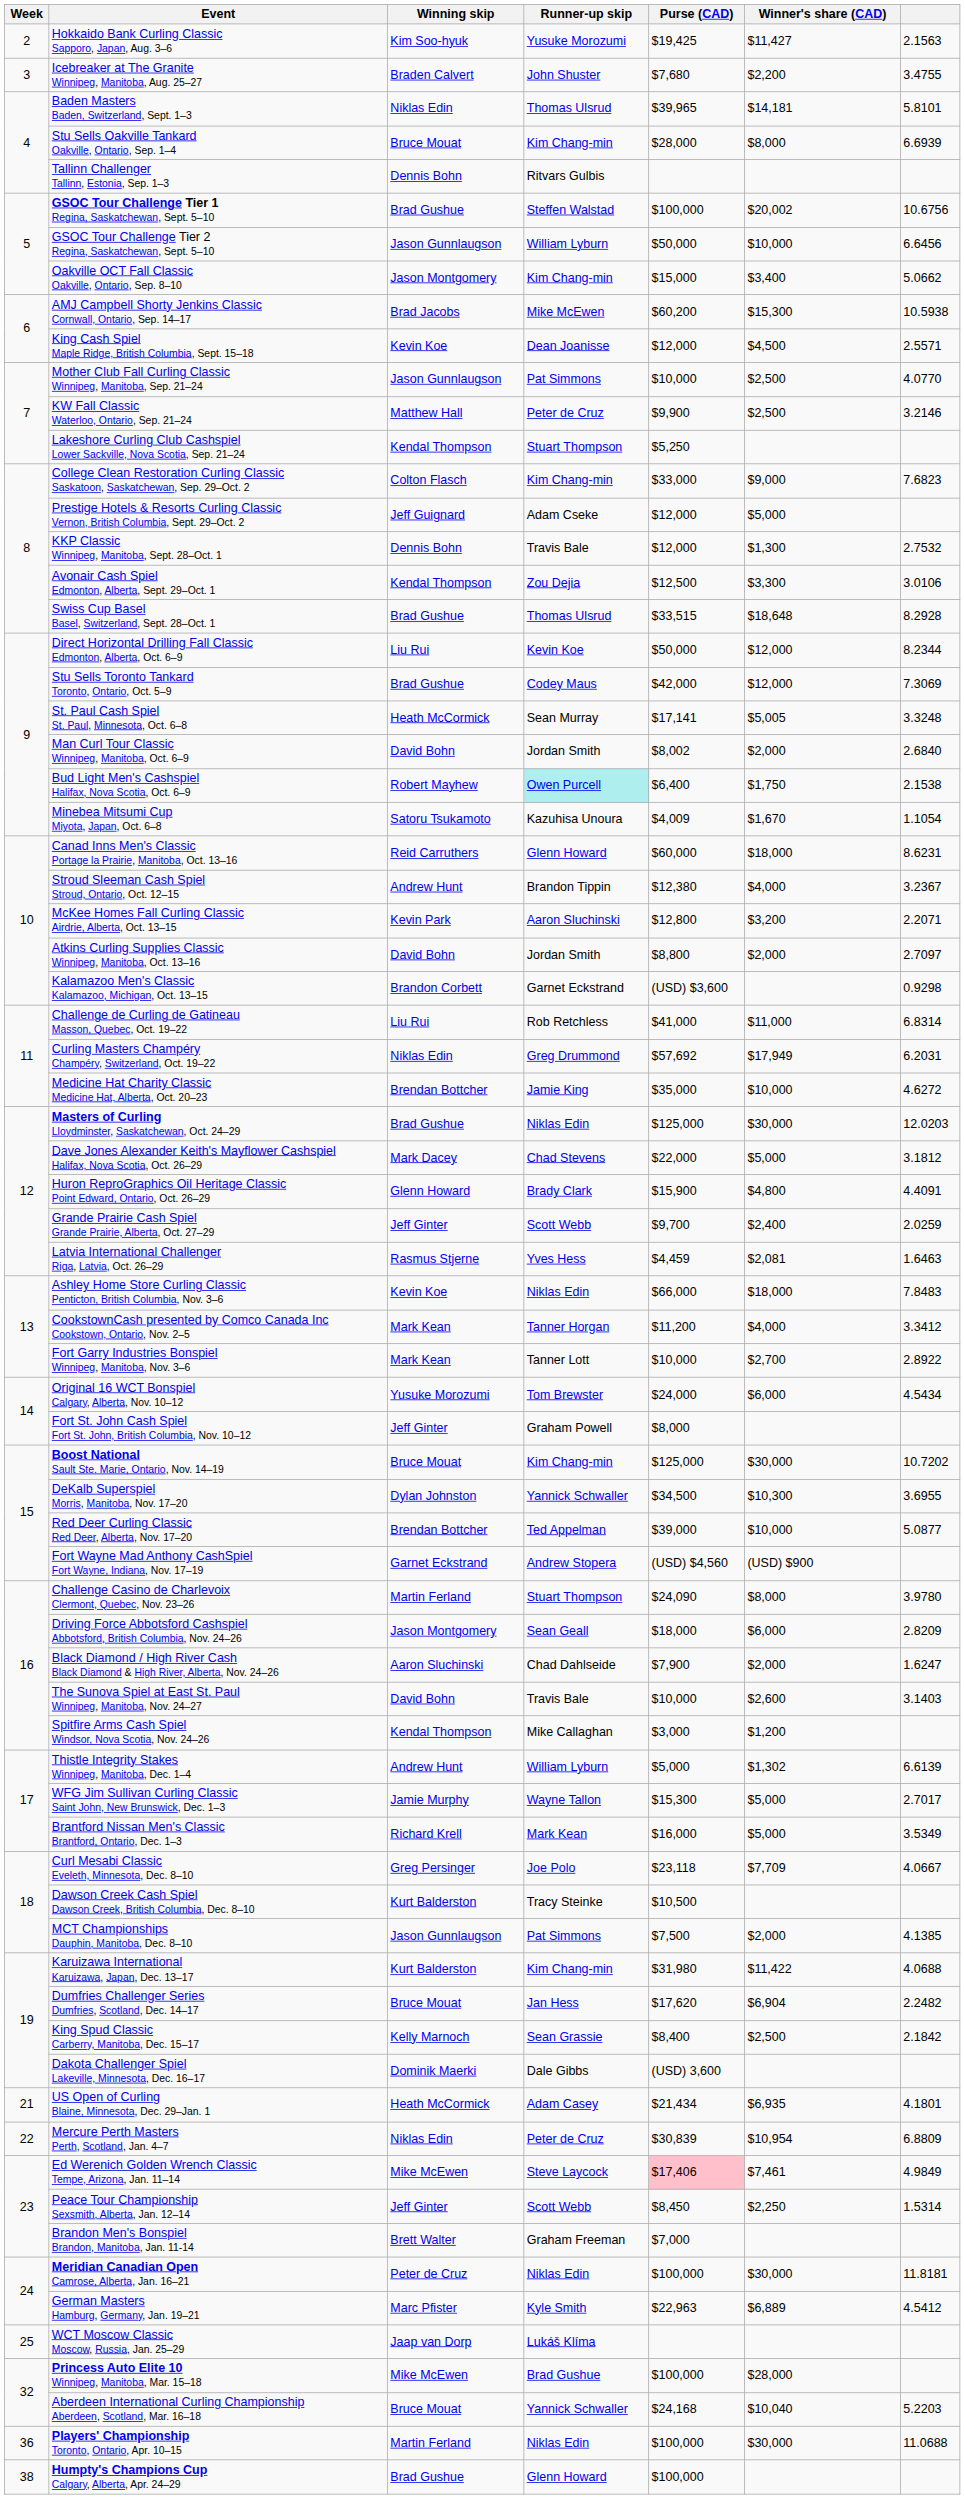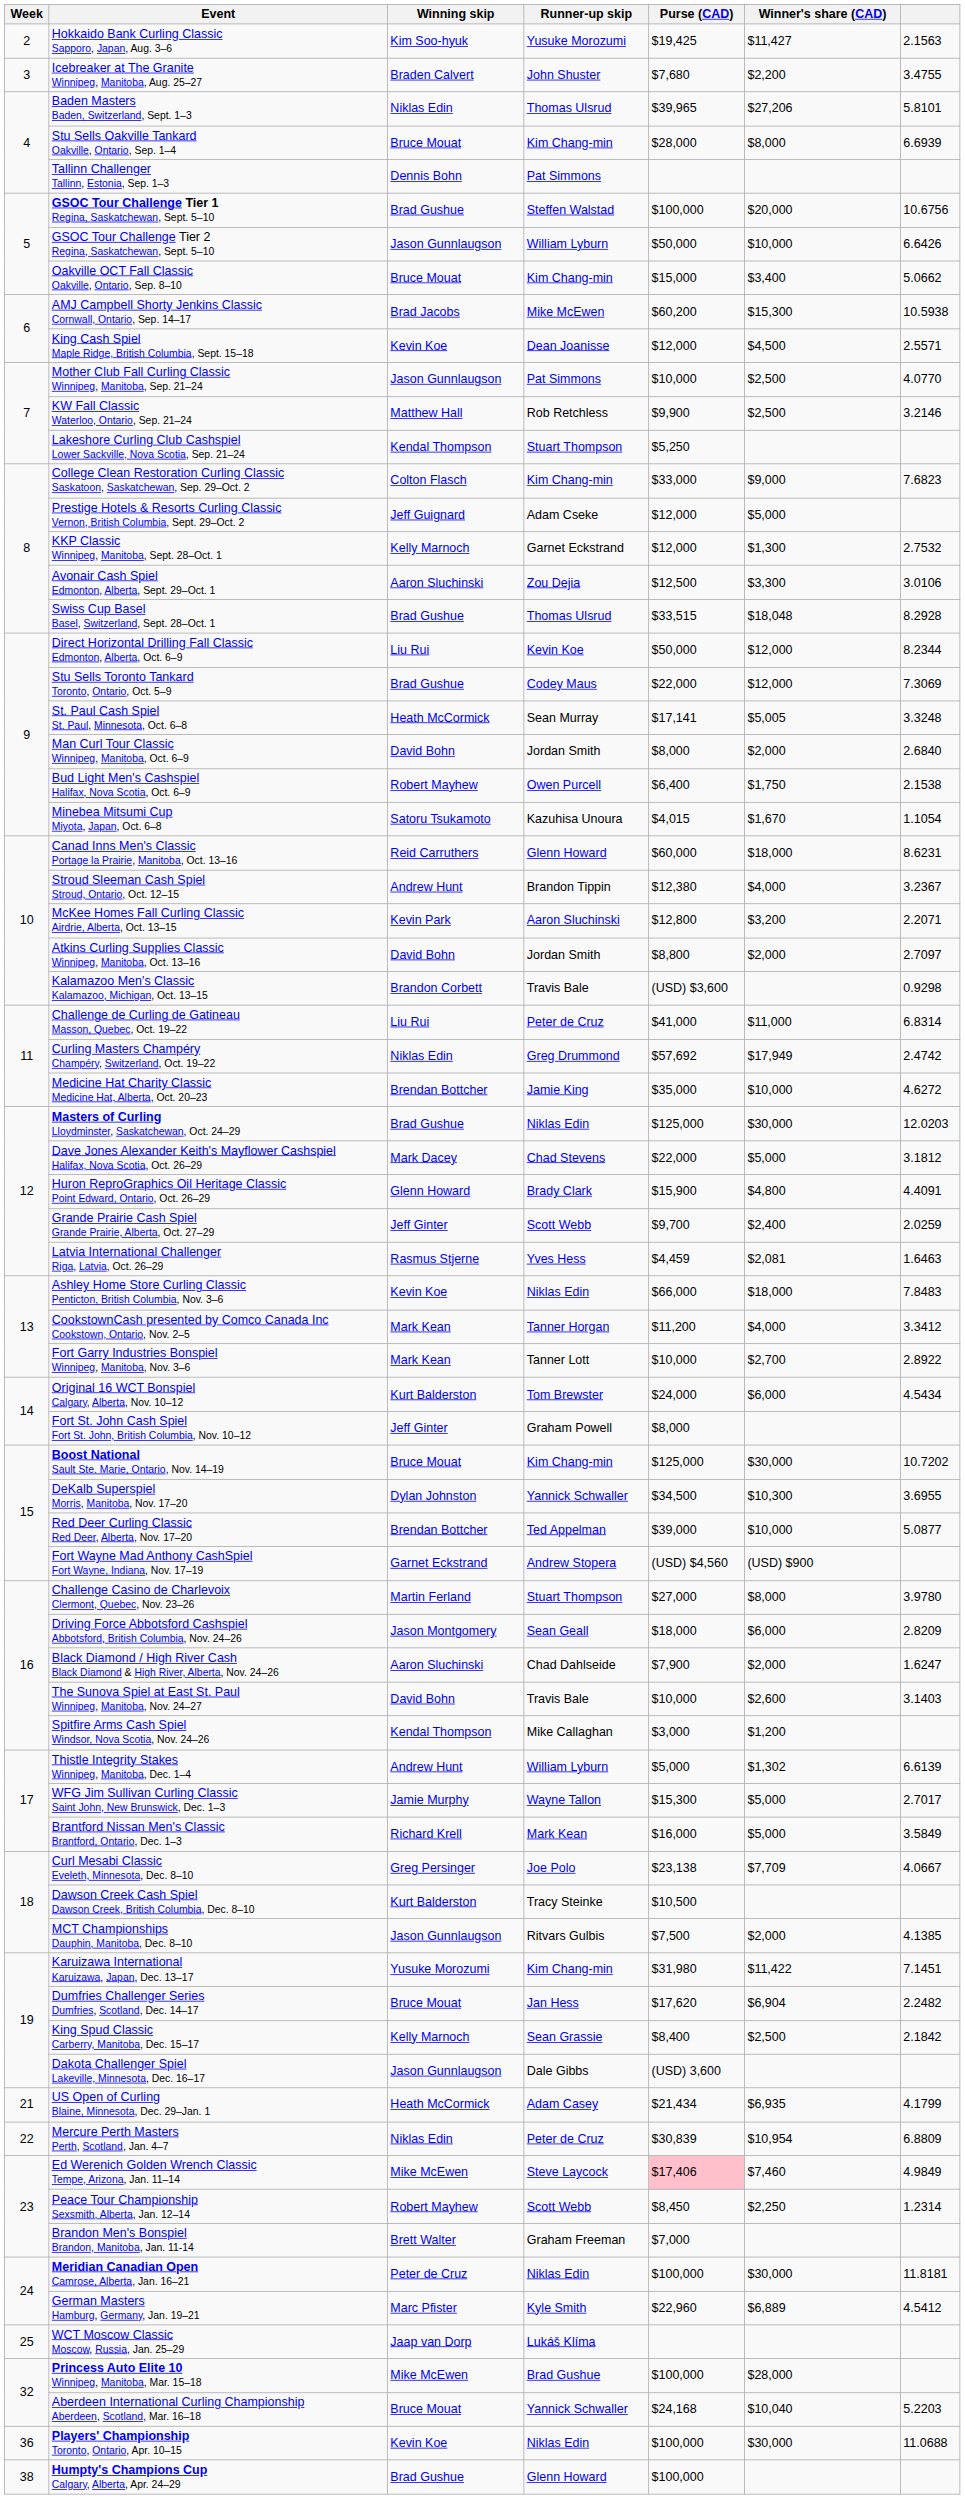(770, 108) $14,181 -> (770, 108) $27,206
(566, 176) Ritvars Gulbis -> (564, 176) Pat Simmons
(770, 210) $20,002 -> (770, 210) $20,000
(922, 244) 6.6456 -> (922, 244) 6.6426
(443, 278) Jason Montgomery -> (426, 278) Bruce Mouat
(565, 413) Peter de Cruz -> (567, 413) Rob Retchless
(426, 548) Dennis Bohn -> (430, 548) Kelly Marnoch
(558, 548) Travis Bale -> (575, 548) Garnet Eckstrand
(441, 582) Kendal Thompson -> (437, 582) Aaron Sluchinski
(770, 616) $18,648 -> (770, 616) $18,048
(674, 684) $42,000 -> (674, 684) $22,000
(671, 751) $8,002 -> (671, 751) $8,000
(564, 785) paleturquoise background -> (564, 785) no background
(671, 819) $4,009 -> (671, 819) $4,015
(575, 988) Garnet Eckstrand -> (558, 988) Travis Bale
(567, 1022) Rob Retchless -> (565, 1022) Peter de Cruz
(922, 1056) 6.2031 -> (922, 1056) 2.4742
(440, 1394) Yusuke Morozumi -> (433, 1394) Kurt Balderston
(674, 1597) $24,090 -> (674, 1597) $27,000
(922, 1834) 3.5349 -> (922, 1834) 3.5849
(674, 1868) $23,118 -> (674, 1868) $23,138
(564, 1935) Pat Simmons -> (566, 1935) Ritvars Gulbis
(433, 1969) Kurt Balderston -> (440, 1969) Yusuke Morozumi
(922, 1969) 4.0688 -> (922, 1969) 7.1451
(433, 2071) Dominik Maerki -> (446, 2071) Jason Gunnlaugson
(922, 2104) 4.1801 -> (922, 2104) 4.1799
(767, 2172) $7,461 -> (767, 2172) $7,460
(419, 2206) Jeff Ginter -> (434, 2206) Robert Mayhew
(922, 2206) 1.5314 -> (922, 2206) 1.2314
(674, 2307) $22,963 -> (674, 2307) $22,960
(431, 2443) Martin Ferland -> (419, 2443) Kevin Koe
